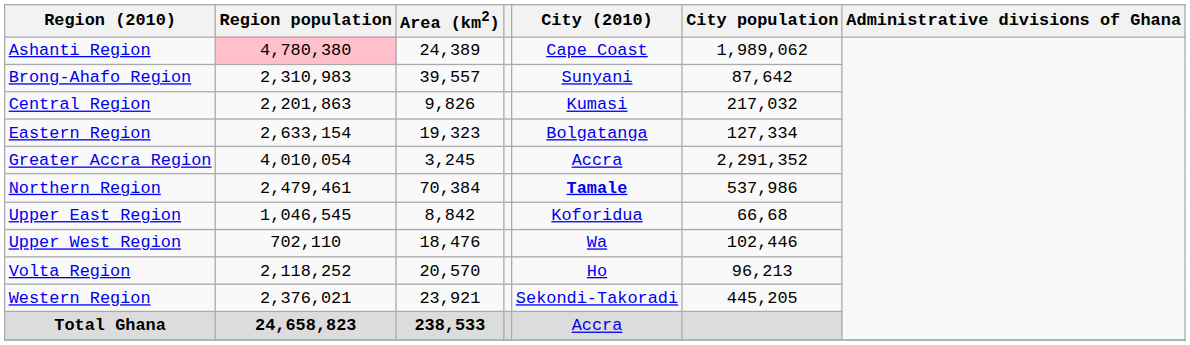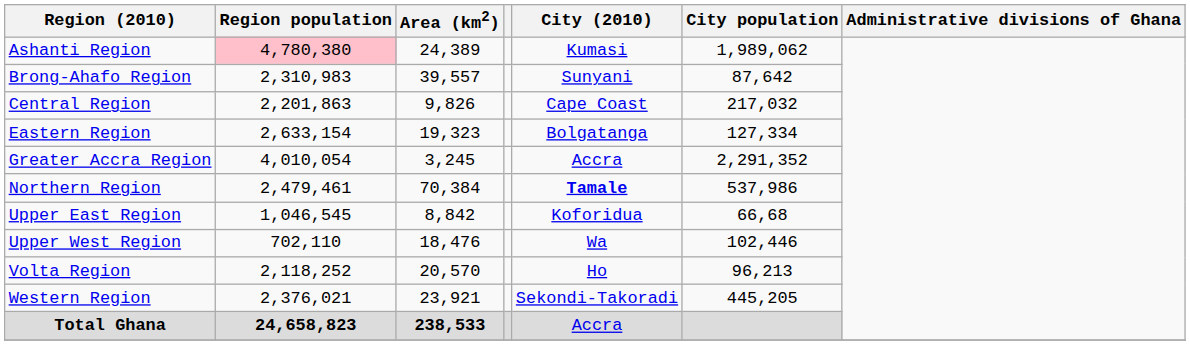(597, 50) Cape Coast -> (597, 50) Kumasi
(597, 105) Kumasi -> (597, 105) Cape Coast
